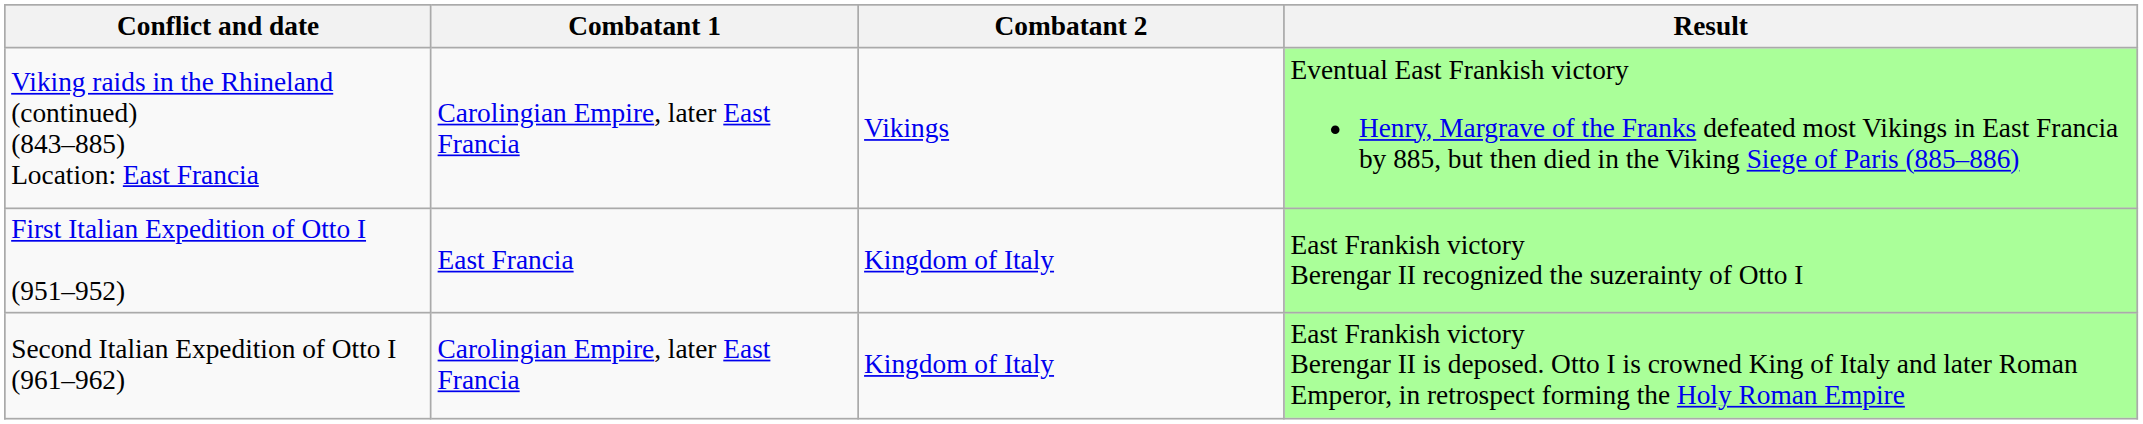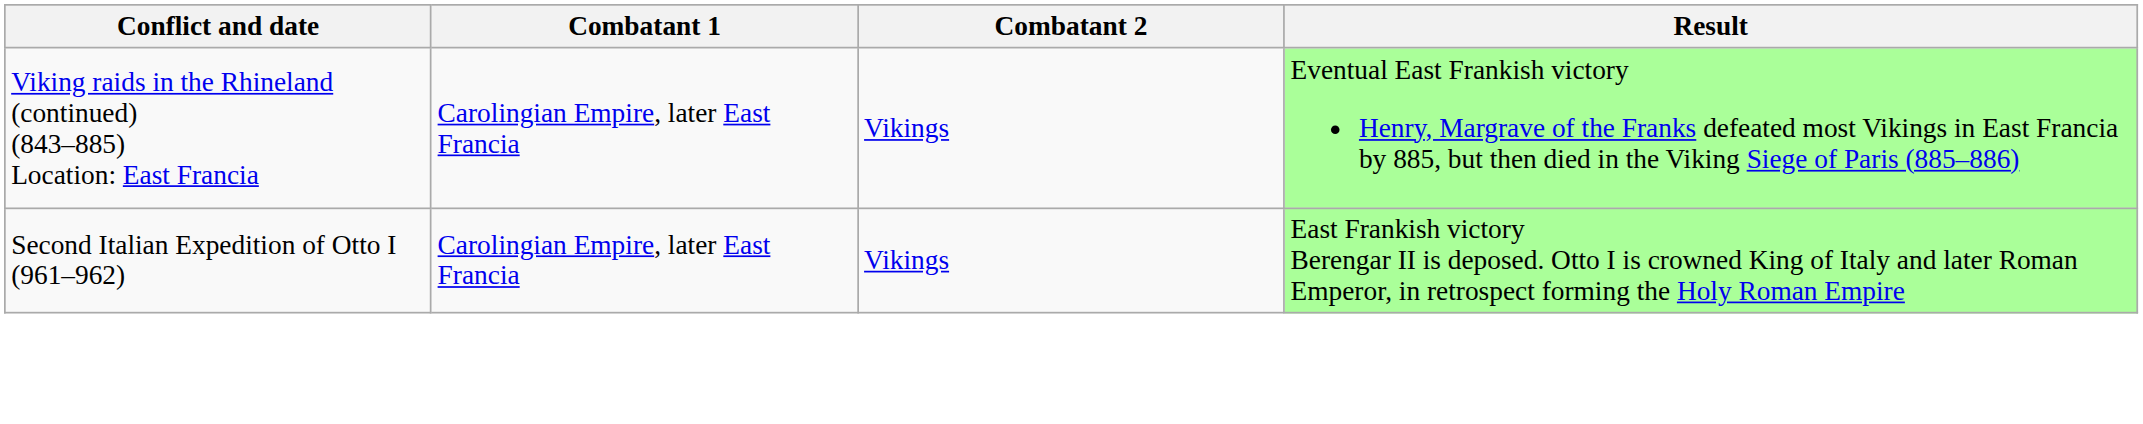- row: (189, 260)
(959, 364) Kingdom of Italy -> (907, 260) Vikings
